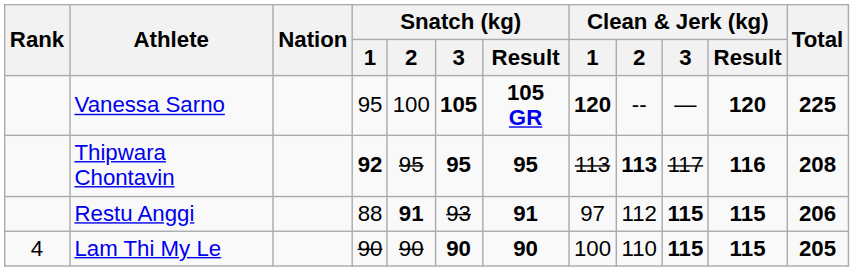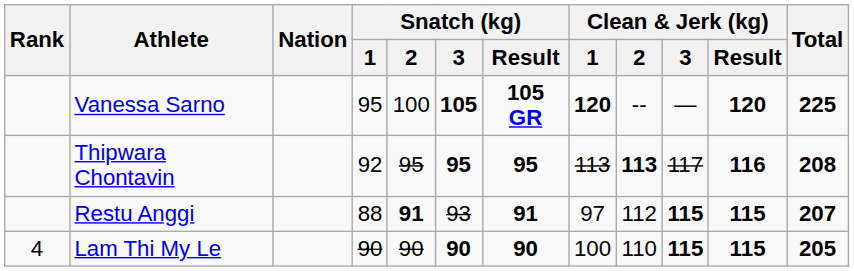(370, 165) bold -> (370, 165) normal
(818, 213) 206 -> (818, 213) 207
